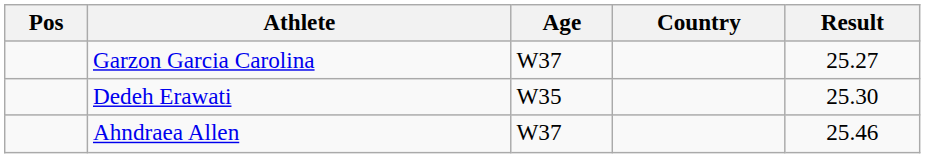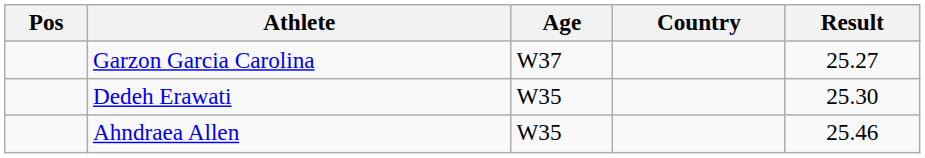(539, 133) W37 -> (539, 133) W35
